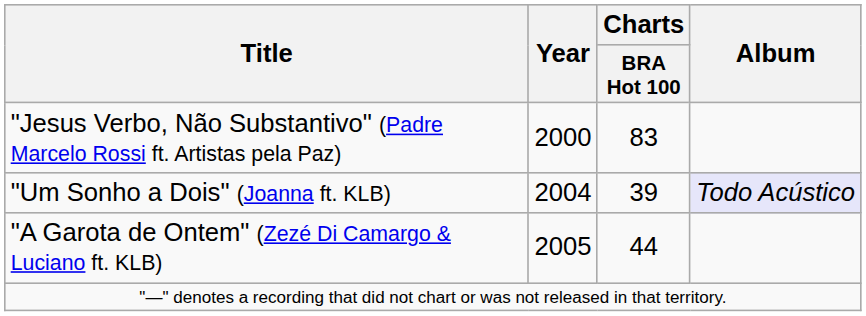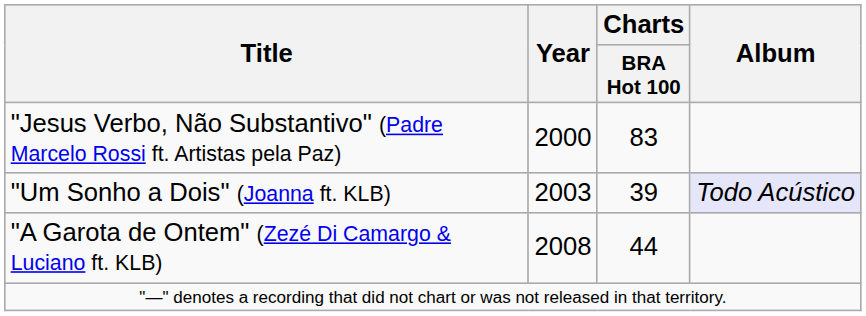(563, 192) 2004 -> (563, 192) 2003
(563, 247) 2005 -> (563, 247) 2008
